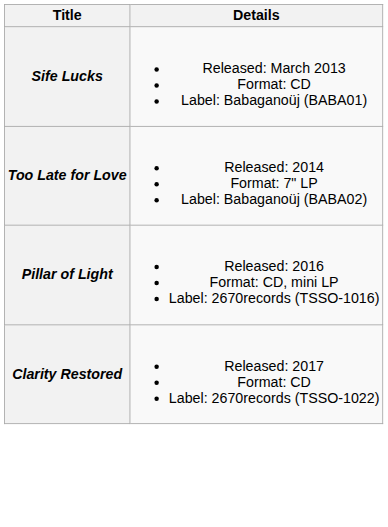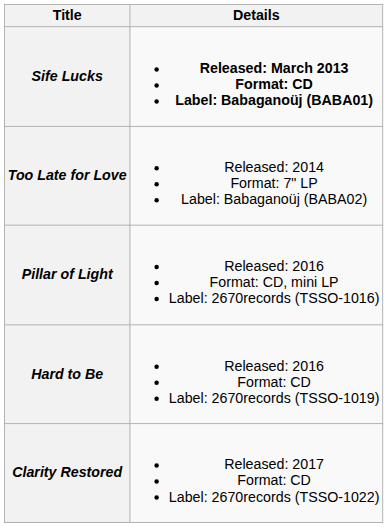(256, 85) normal -> (256, 85) bold
+ row: (67, 374)
